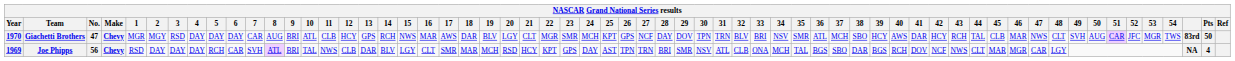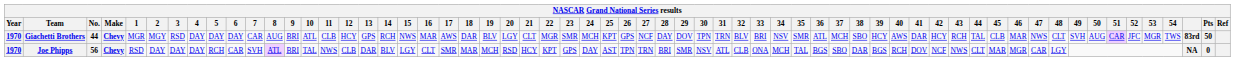(94, 37) 47 -> (94, 37) 44
(14, 50) 1969 -> (14, 50) 1970
(1208, 50) 4 -> (1208, 50) 0
